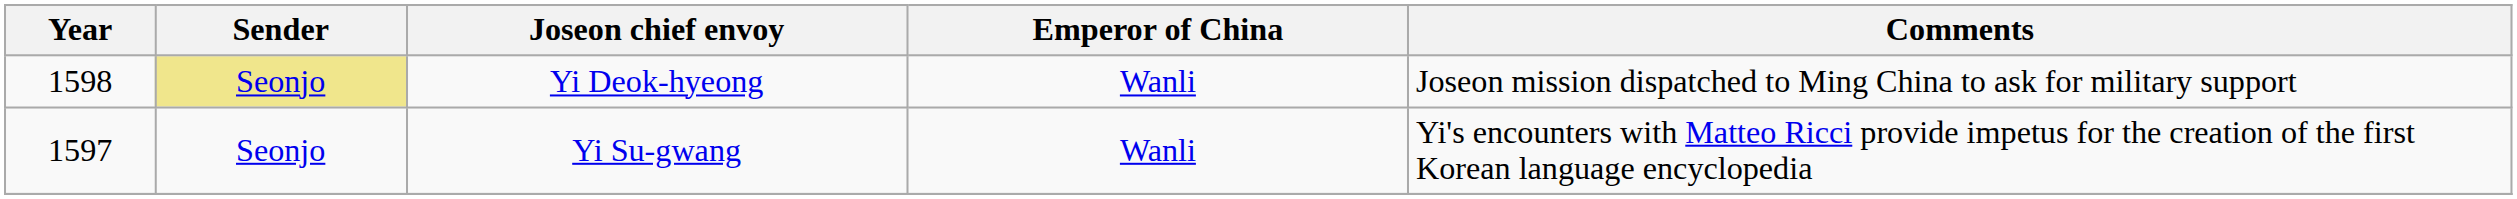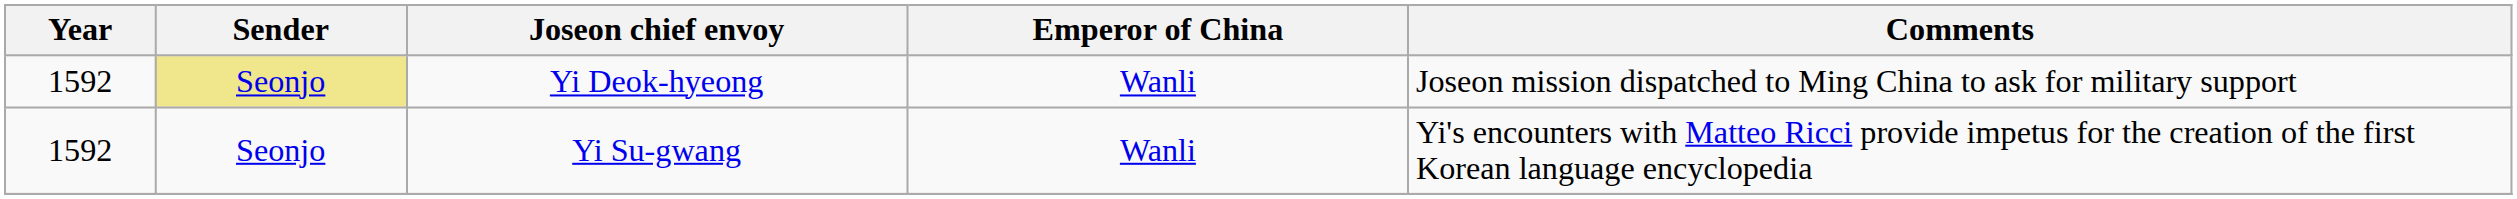(80, 81) 1598 -> (80, 81) 1592
(80, 150) 1597 -> (80, 150) 1592
